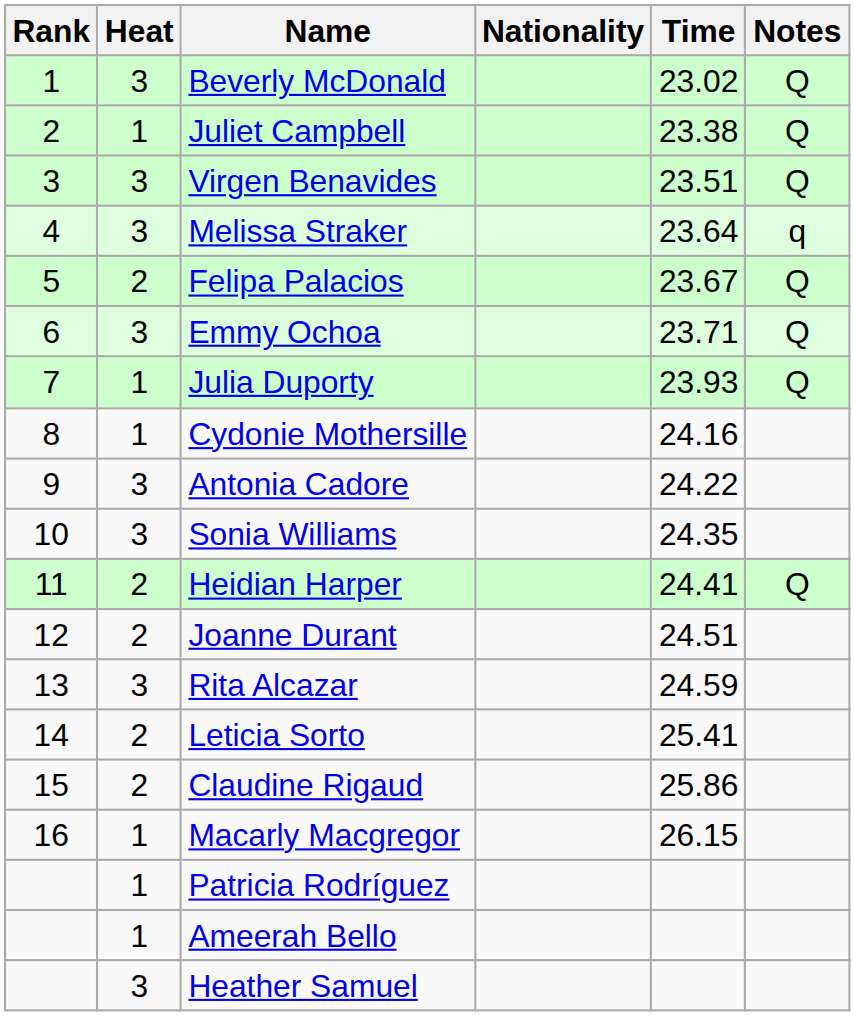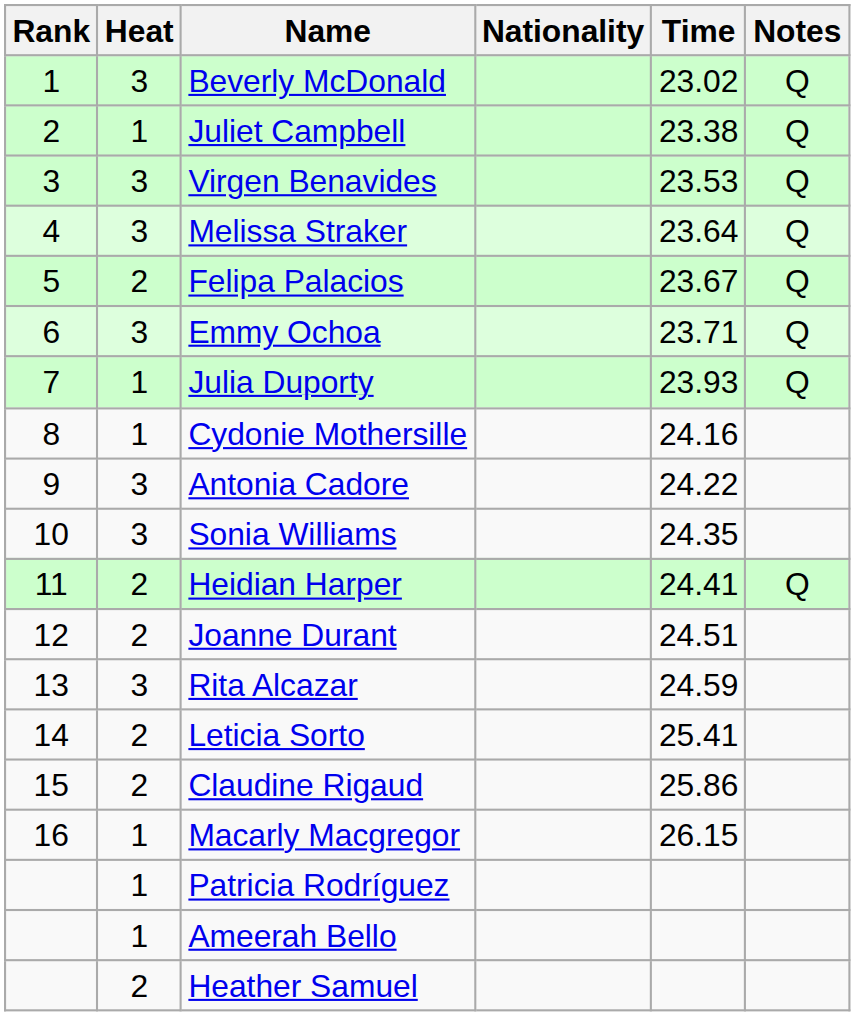(699, 181) 23.51 -> (699, 181) 23.53
(797, 232) q -> (797, 232) Q
(139, 986) 3 -> (139, 986) 2
